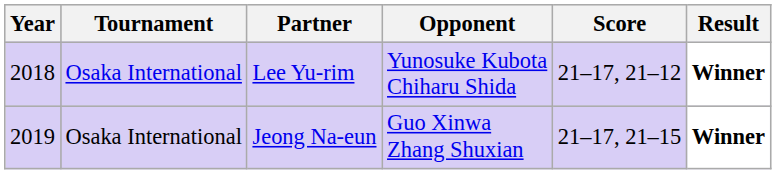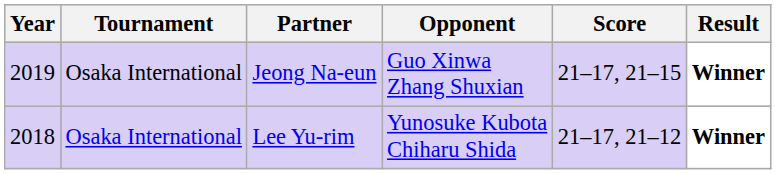rows swapped: (303, 73) <-> (314, 137)
